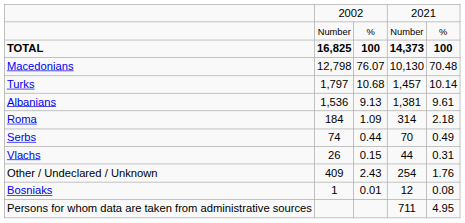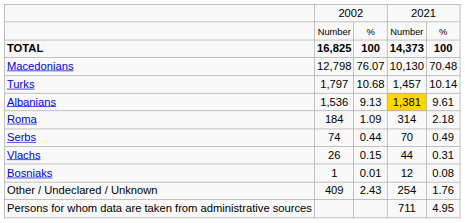(407, 102) no background -> (407, 102) gold background
rows swapped: (30, 191) <-> (82, 173)
